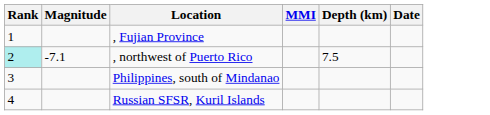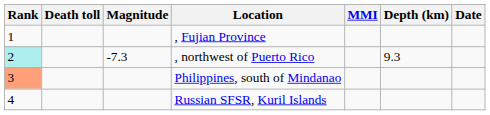+ column: (72, 15)
(55, 57) -7.1 -> (117, 57) -7.3
(330, 57) 7.5 -> (392, 57) 9.3
(11, 78) no background -> (11, 78) lightsalmon background
